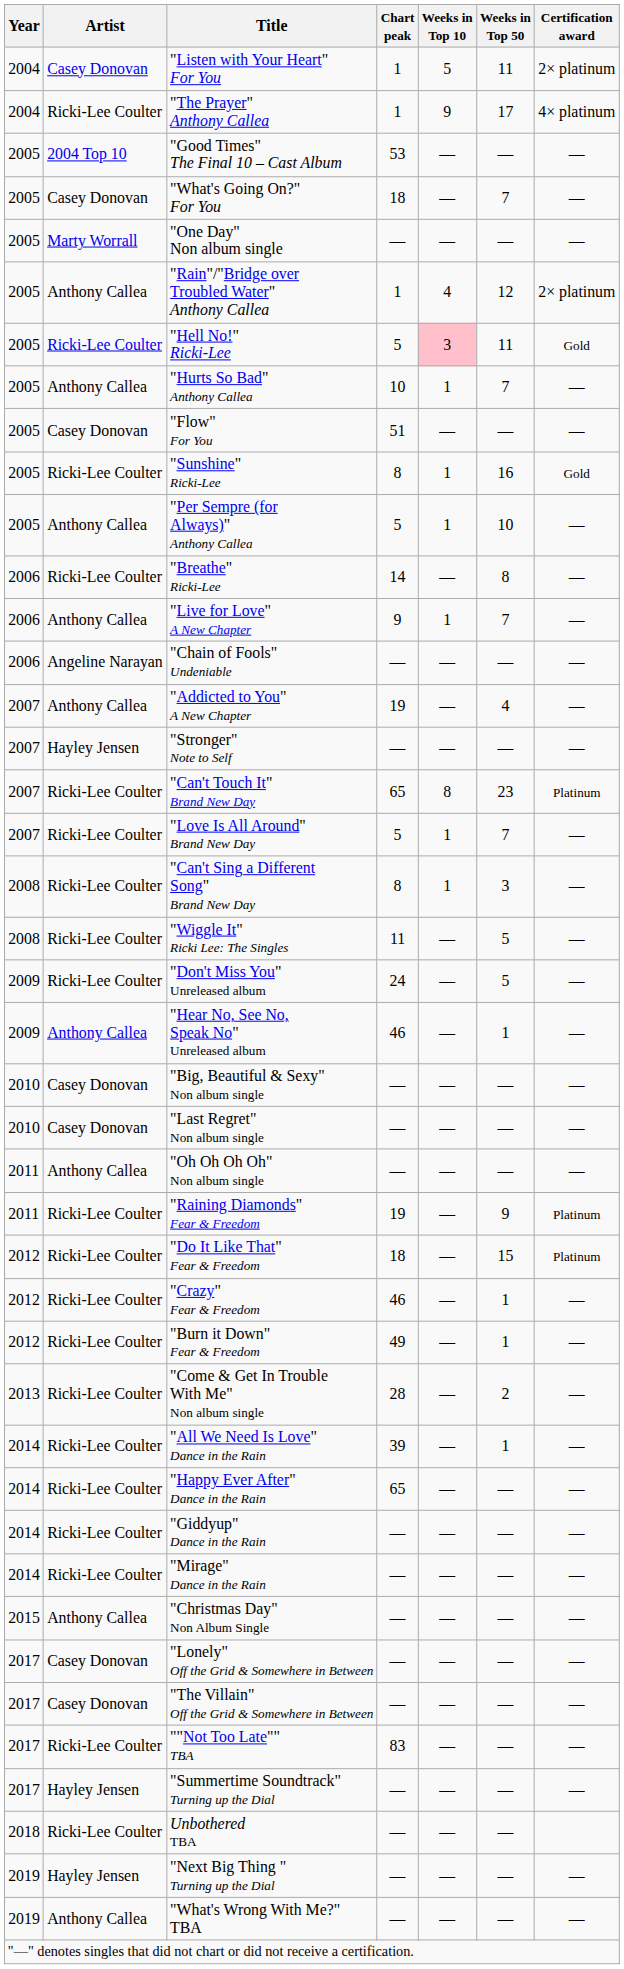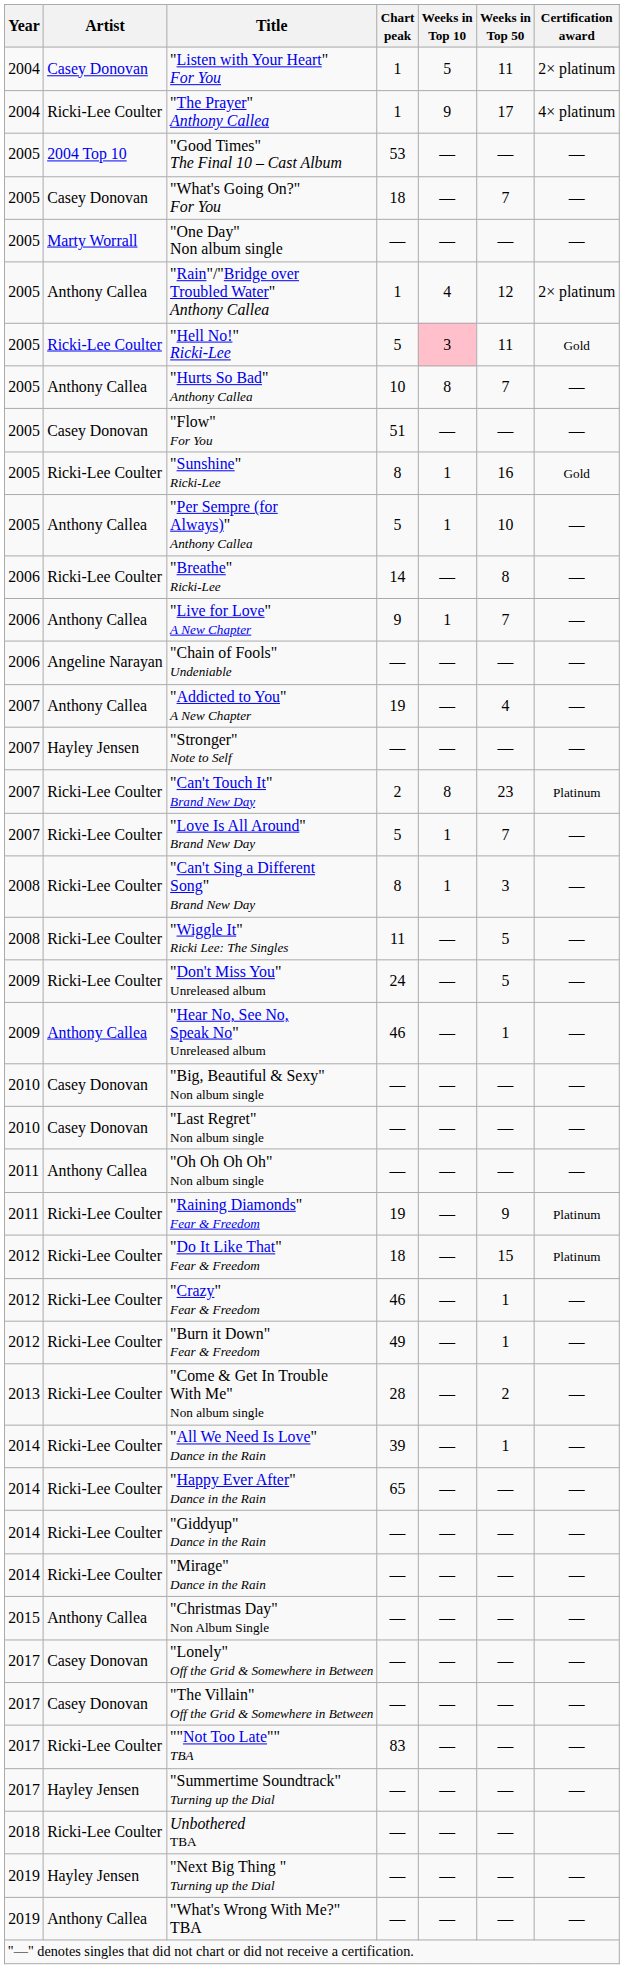(447, 387) 1 -> (447, 387) 8
(398, 791) 65 -> (398, 791) 2
